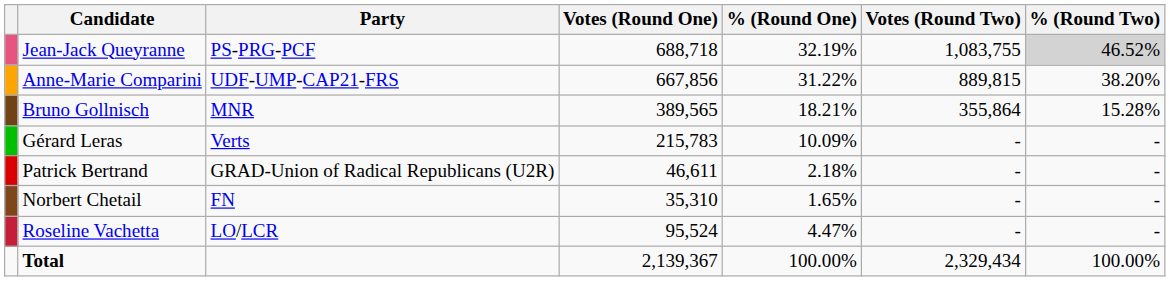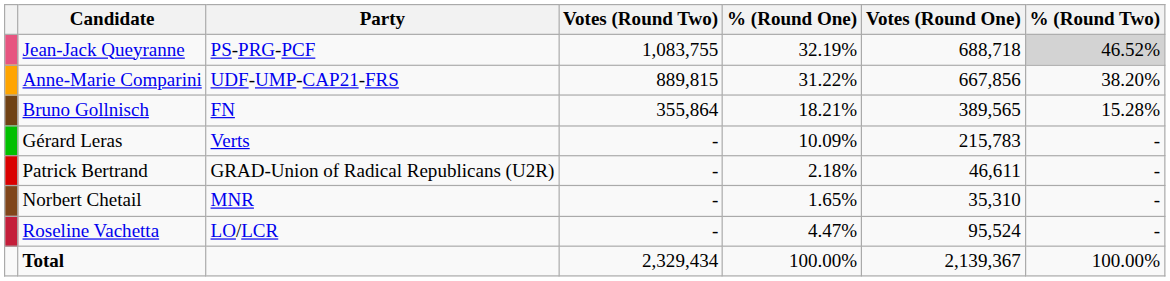columns swapped: (640, 19) <-> (943, 19)
(232, 110) MNR -> (223, 110) FN
(223, 200) FN -> (232, 200) MNR
